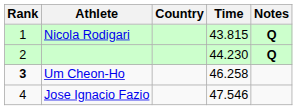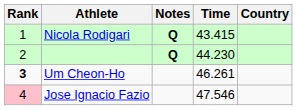columns swapped: (179, 14) <-> (272, 14)
(229, 34) 43.815 -> (216, 34) 43.415
(229, 74) 46.258 -> (216, 74) 46.261
(23, 94) no background -> (23, 94) pink background
